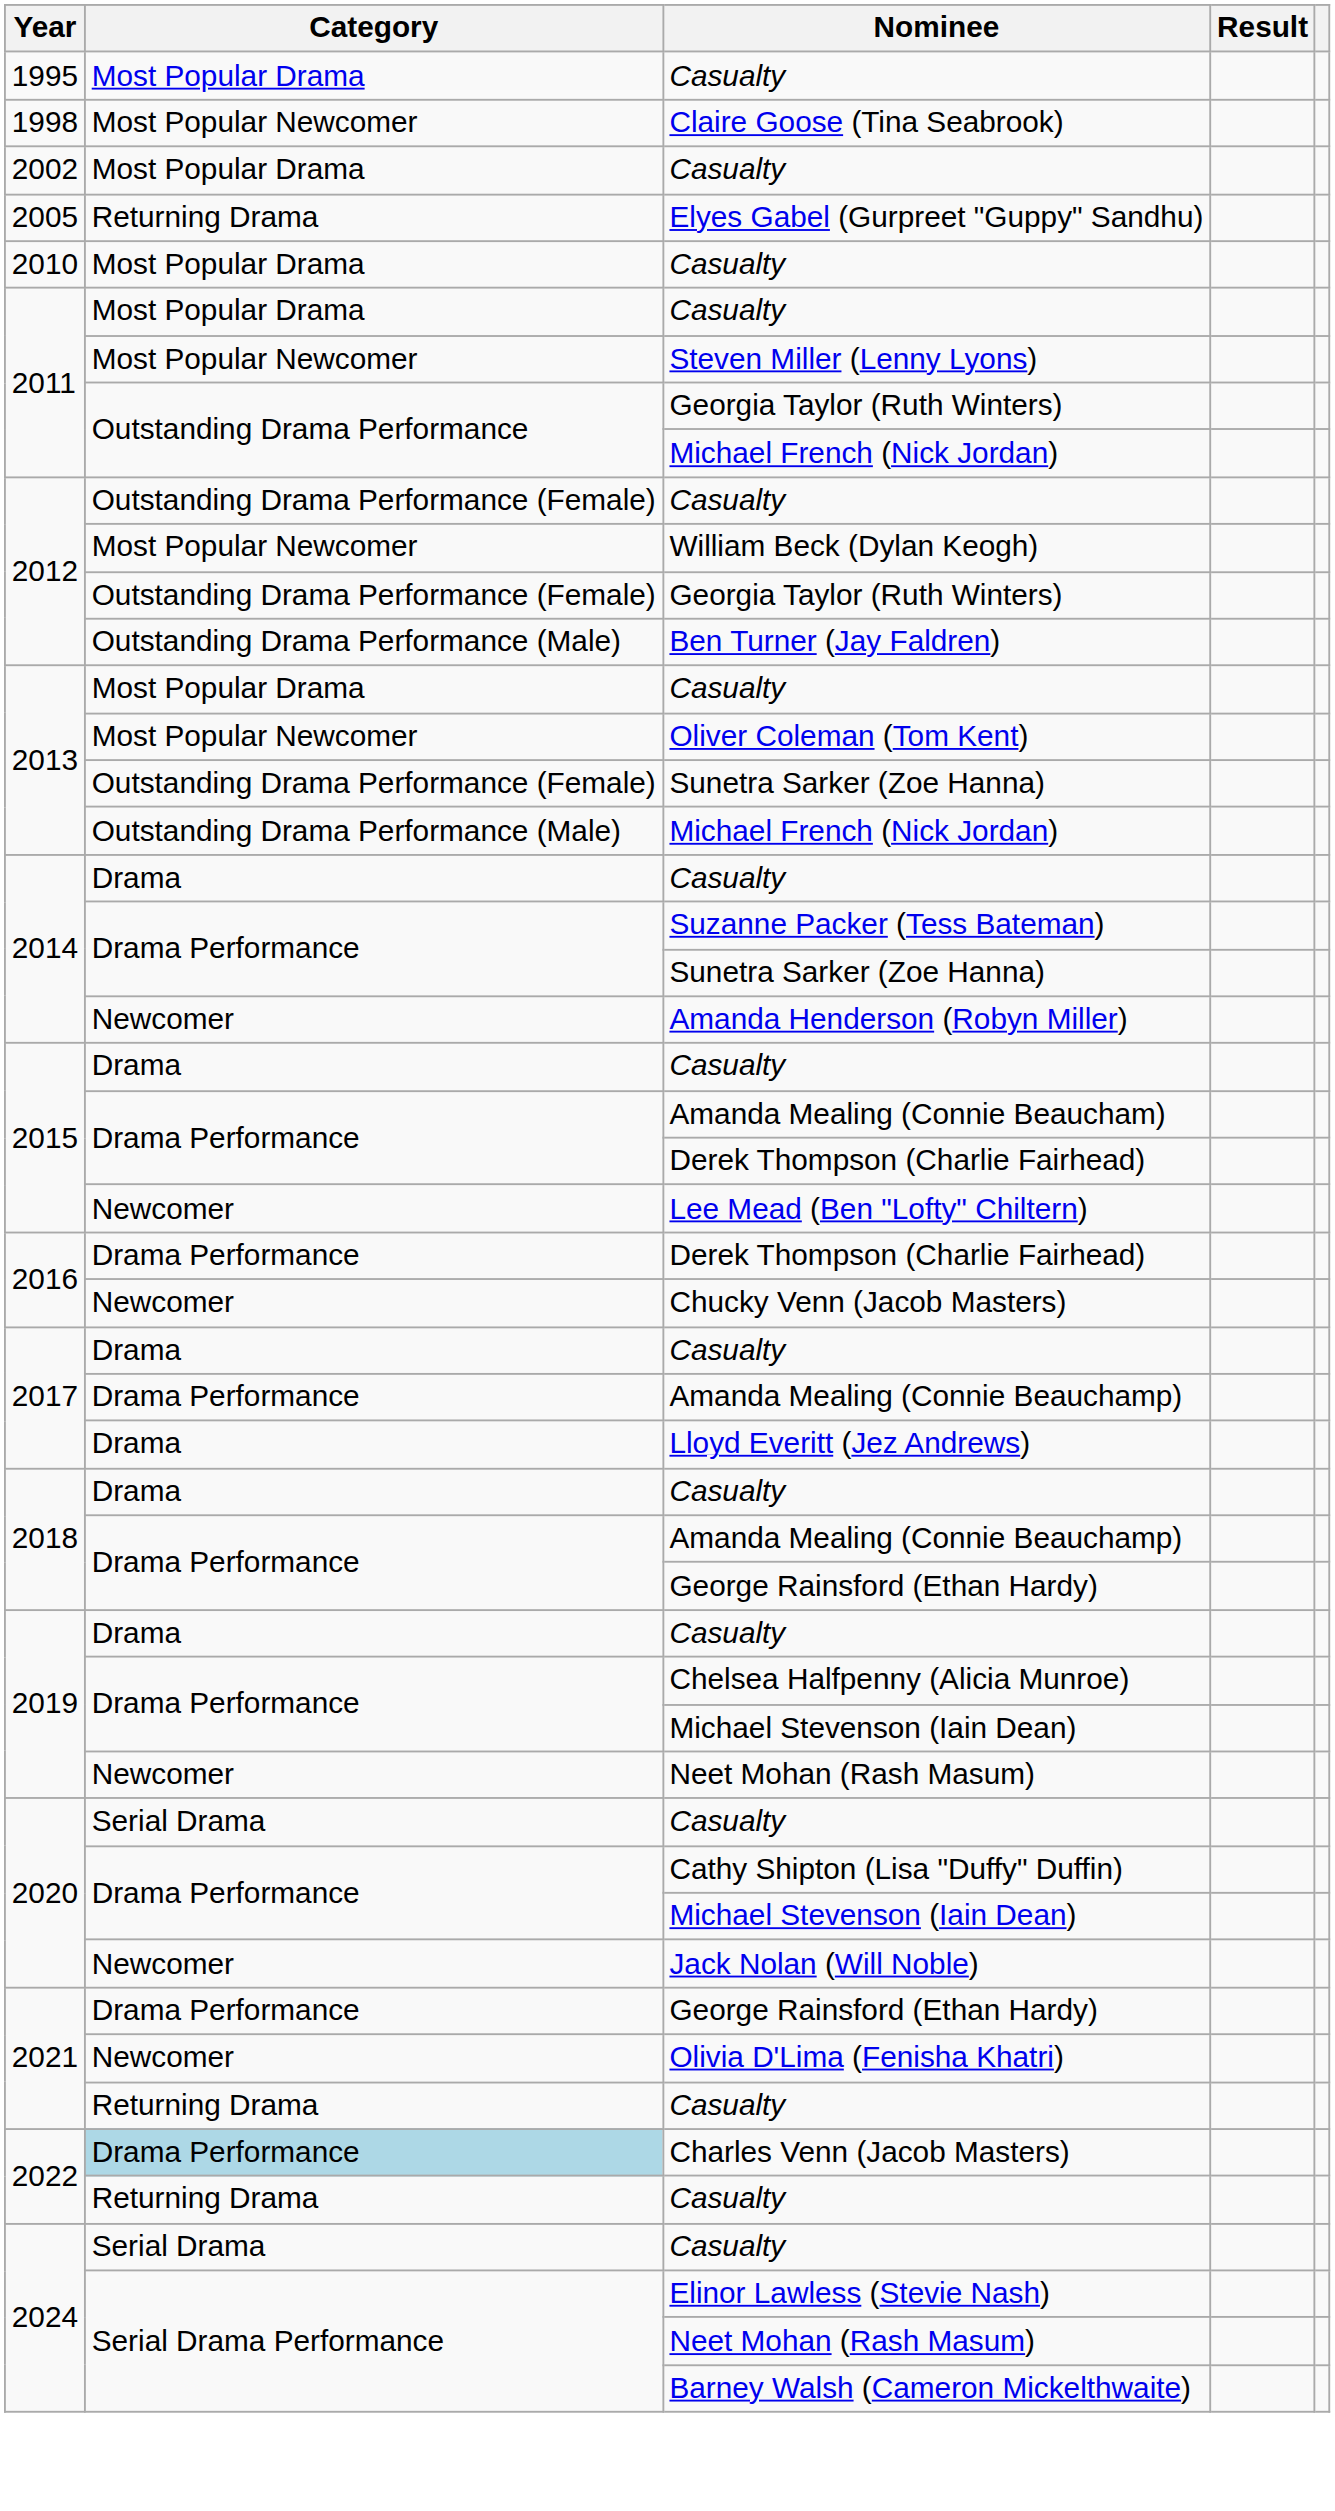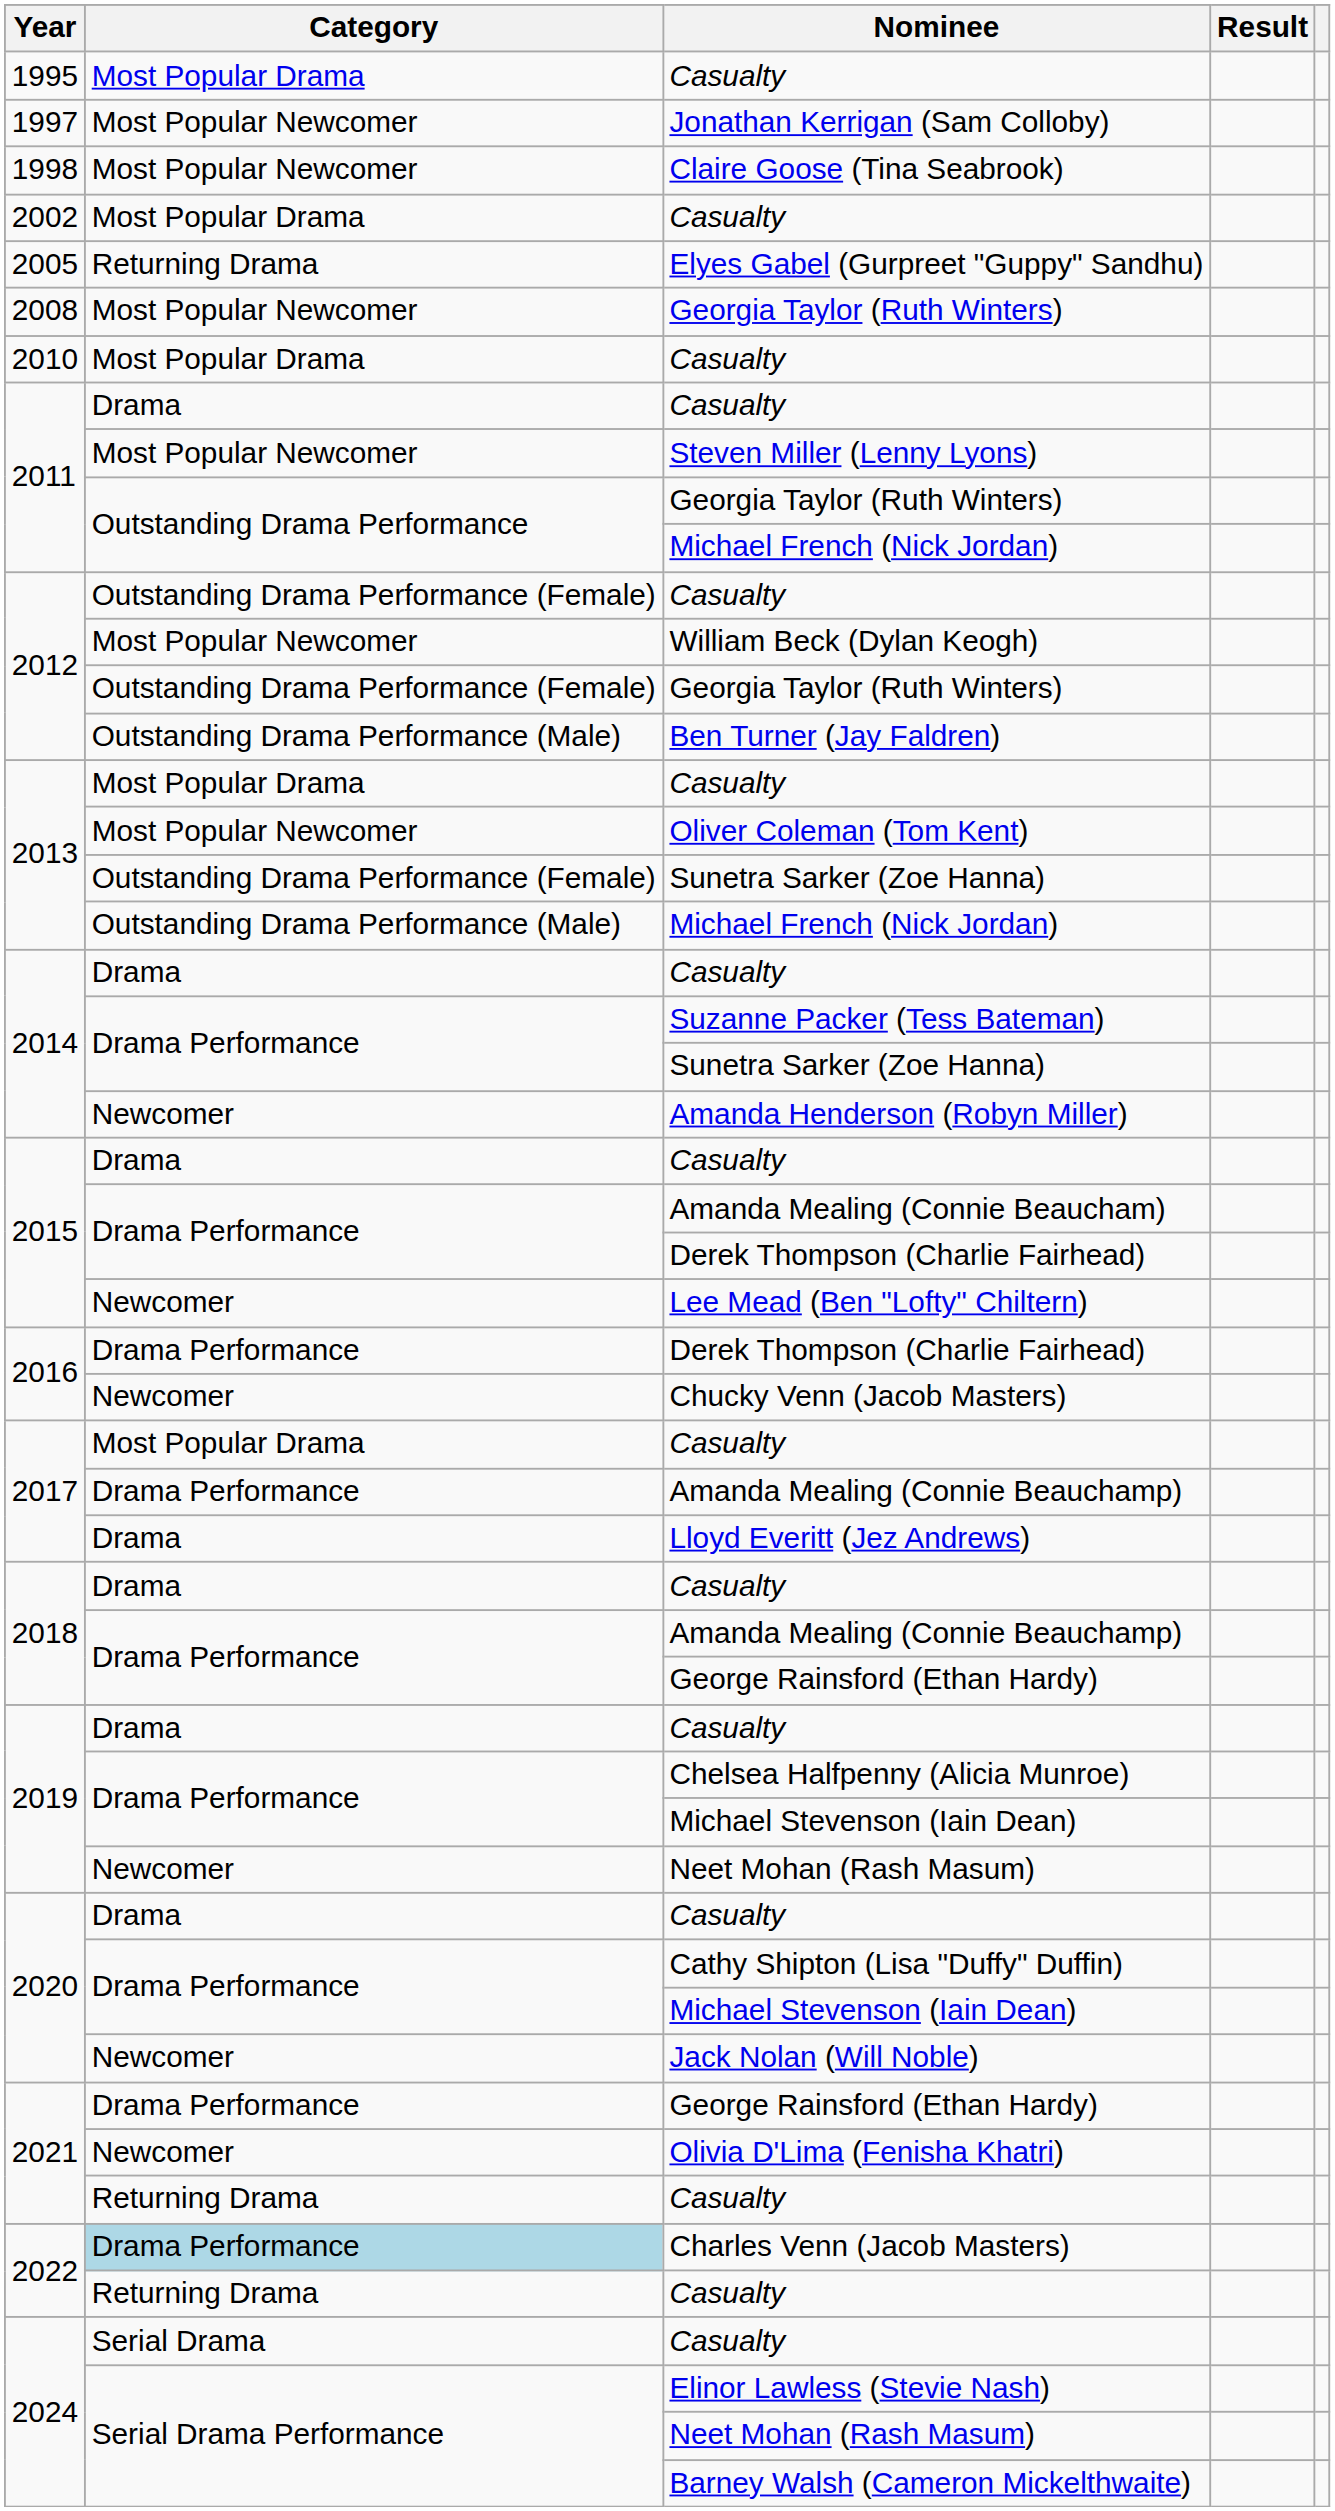+ row: (45, 122)
+ row: (45, 311)
(228, 311) Most Popular Drama -> (136, 405) Drama
(136, 1349) Drama -> (228, 1444) Most Popular Drama
(179, 1821) Serial Drama -> (136, 1915) Drama
